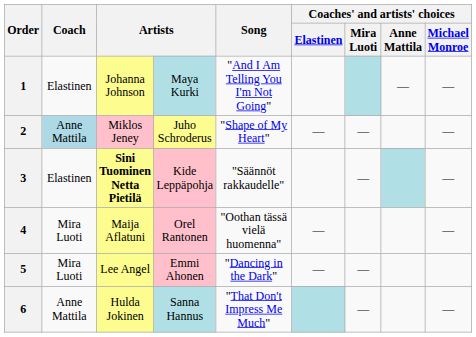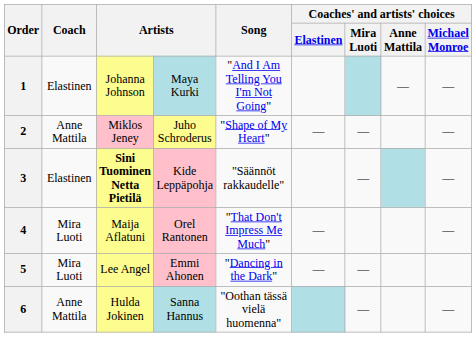(69, 131) lightblue background -> (69, 131) no background
(254, 230) "Oothan tässä vielä huomenna" -> (254, 230) "That Don't Impress Me Much"
(254, 309) "That Don't Impress Me Much" -> (254, 309) "Oothan tässä vielä huomenna"
